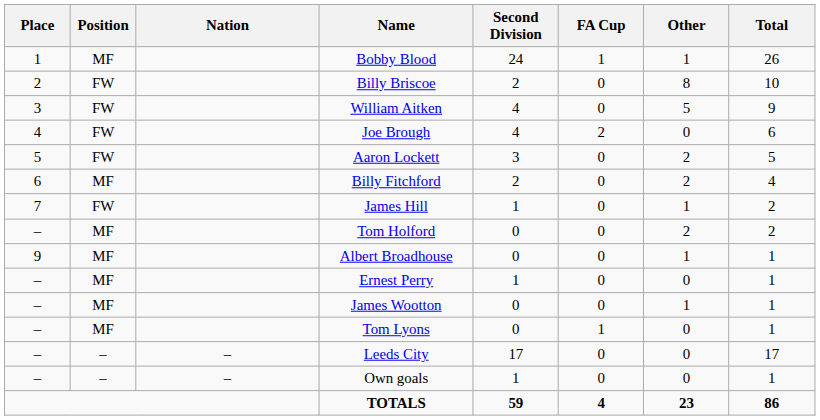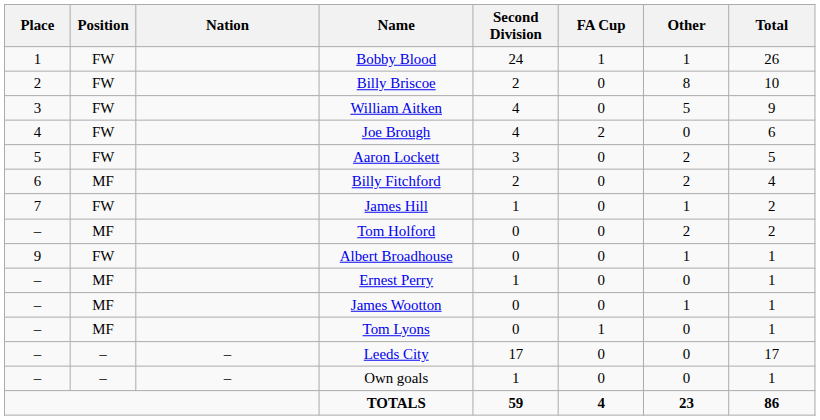(103, 59) MF -> (103, 59) FW
(103, 255) MF -> (103, 255) FW
